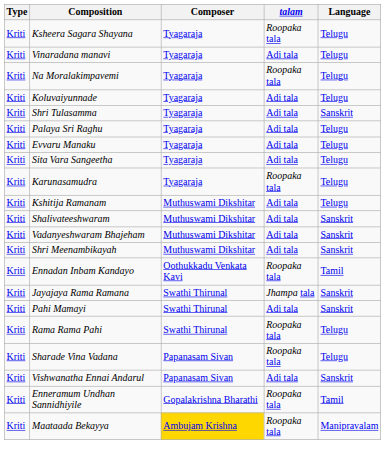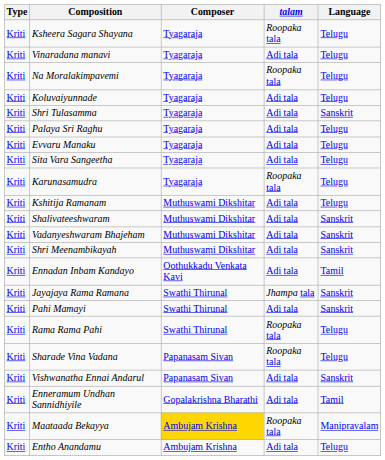(284, 271) Roopaka tala -> (282, 271) Adi tala
(284, 399) Roopaka tala -> (282, 399) Adi tala
+ row: (66, 447)
